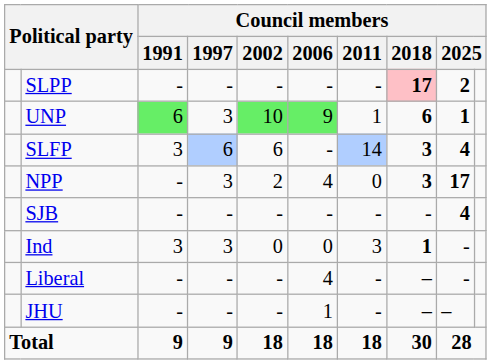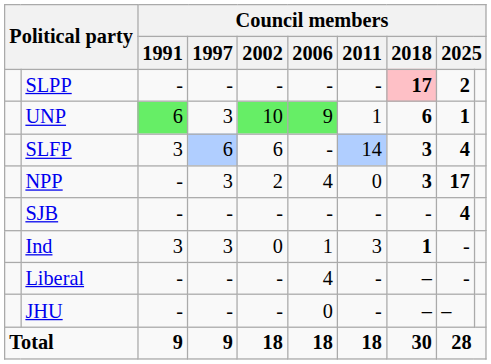(328, 246) 0 -> (328, 246) 1
(328, 310) 1 -> (328, 310) 0
